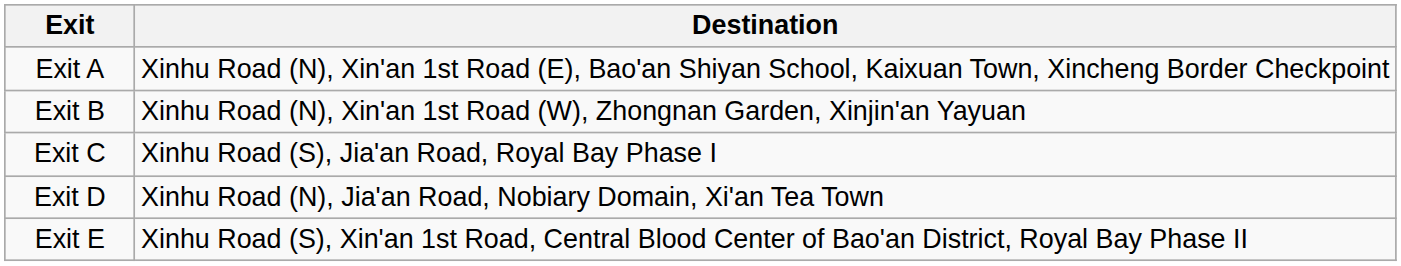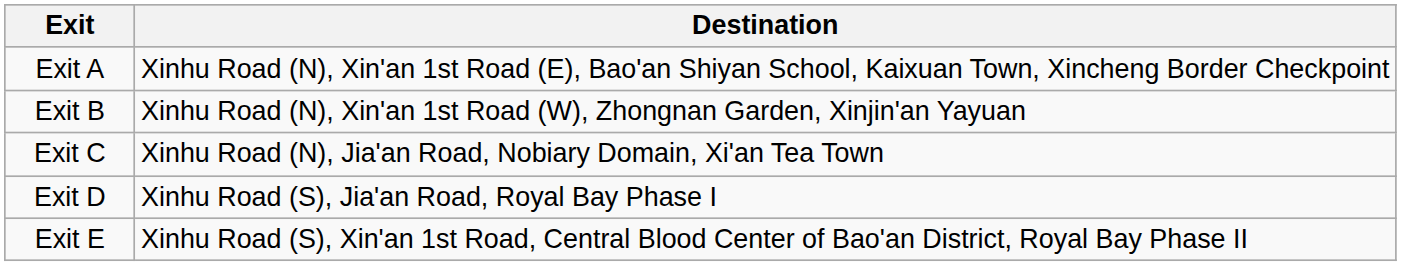(429, 153) Xinhu Road (S), Jia'an Road, Royal Bay Phase I -> (512, 153) Xinhu Road (N), Jia'an Road, Nobiary Domain, Xi'an Tea Town
(512, 196) Xinhu Road (N), Jia'an Road, Nobiary Domain, Xi'an Tea Town -> (429, 196) Xinhu Road (S), Jia'an Road, Royal Bay Phase I
